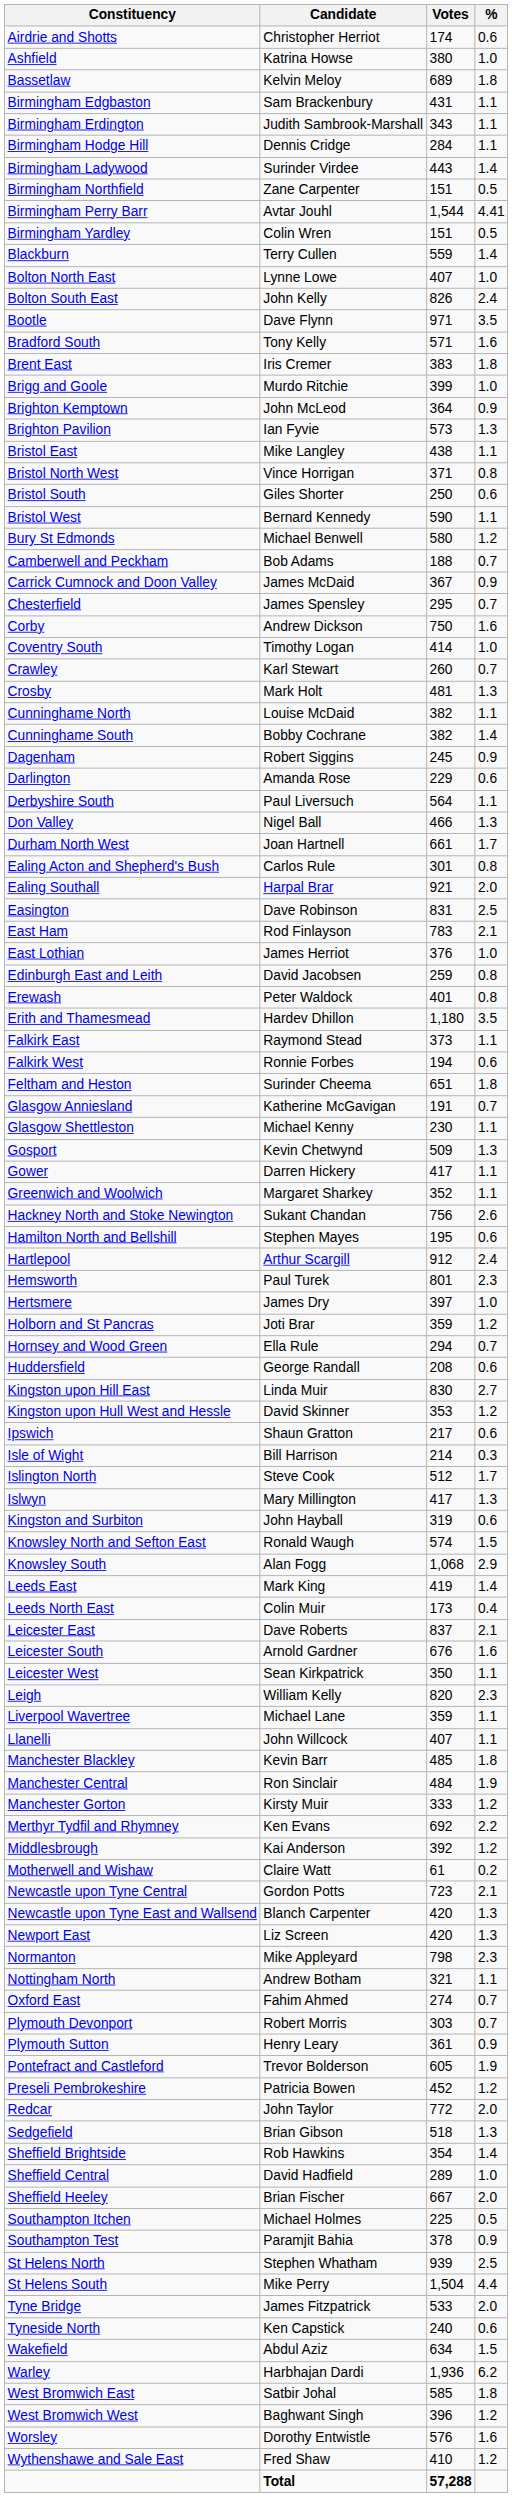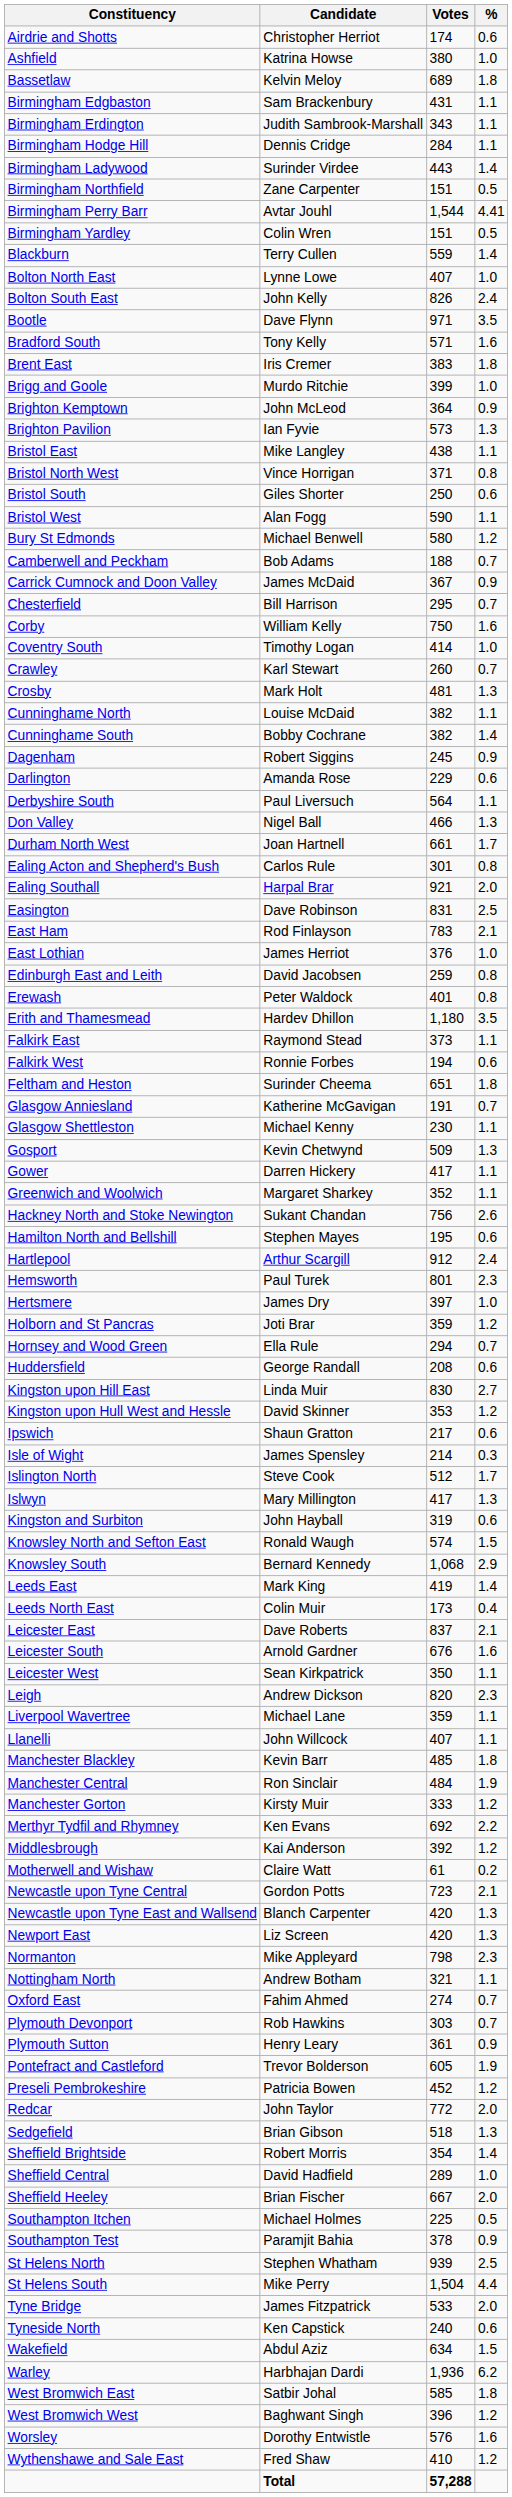(317, 517) Bernard Kennedy -> (295, 517) Alan Fogg
(314, 604) James Spensley -> (300, 604) Bill Harrison
(313, 626) Andrew Dickson -> (302, 626) William Kelly
(300, 1455) Bill Harrison -> (314, 1455) James Spensley
(295, 1564) Alan Fogg -> (317, 1564) Bernard Kennedy
(302, 1695) William Kelly -> (313, 1695) Andrew Dickson
(305, 2023) Robert Morris -> (304, 2023) Rob Hawkins
(304, 2154) Rob Hawkins -> (305, 2154) Robert Morris
